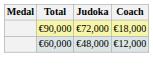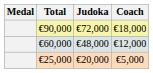+ row: (55, 60)
